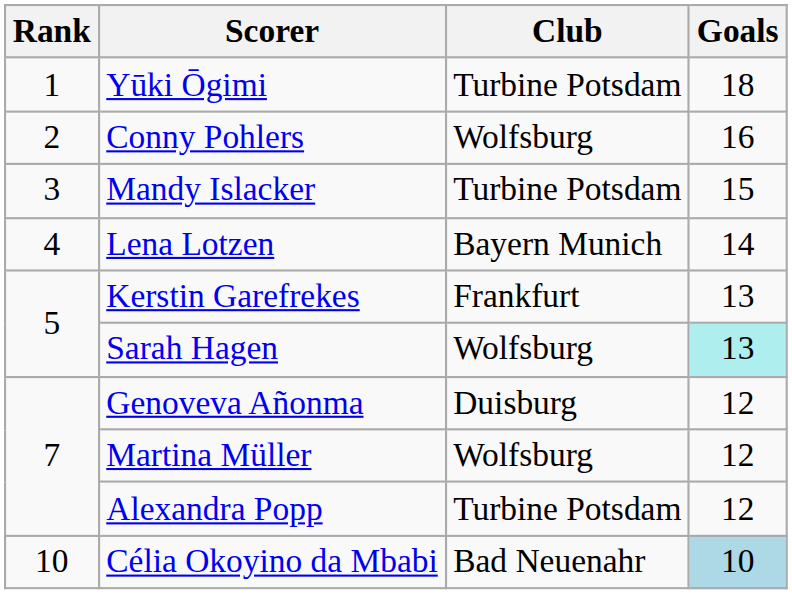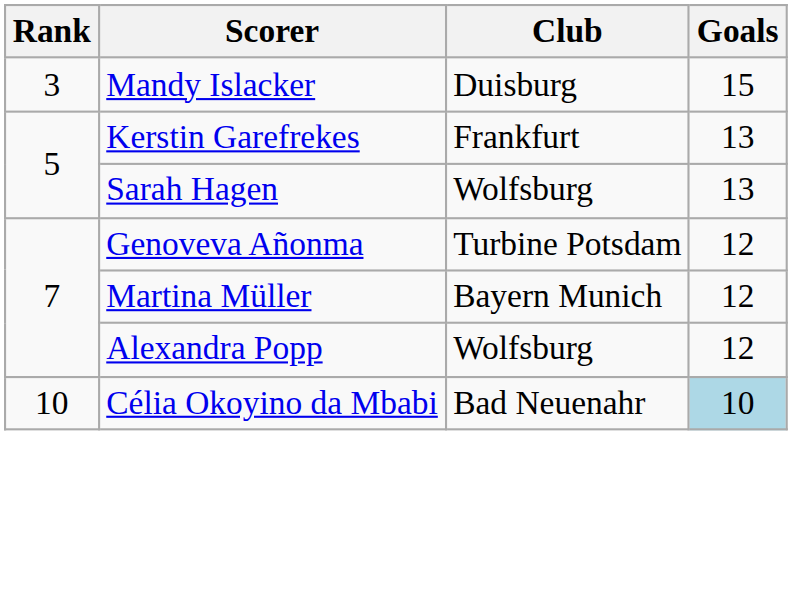- row: (187, 84)
- row: (205, 137)
(567, 190) Turbine Potsdam -> (515, 84) Duisburg
- row: (190, 243)
(738, 349) paleturquoise background -> (738, 190) no background
(515, 402) Duisburg -> (567, 243) Turbine Potsdam
(523, 455) Wolfsburg -> (558, 296) Bayern Munich
(567, 508) Turbine Potsdam -> (523, 349) Wolfsburg
